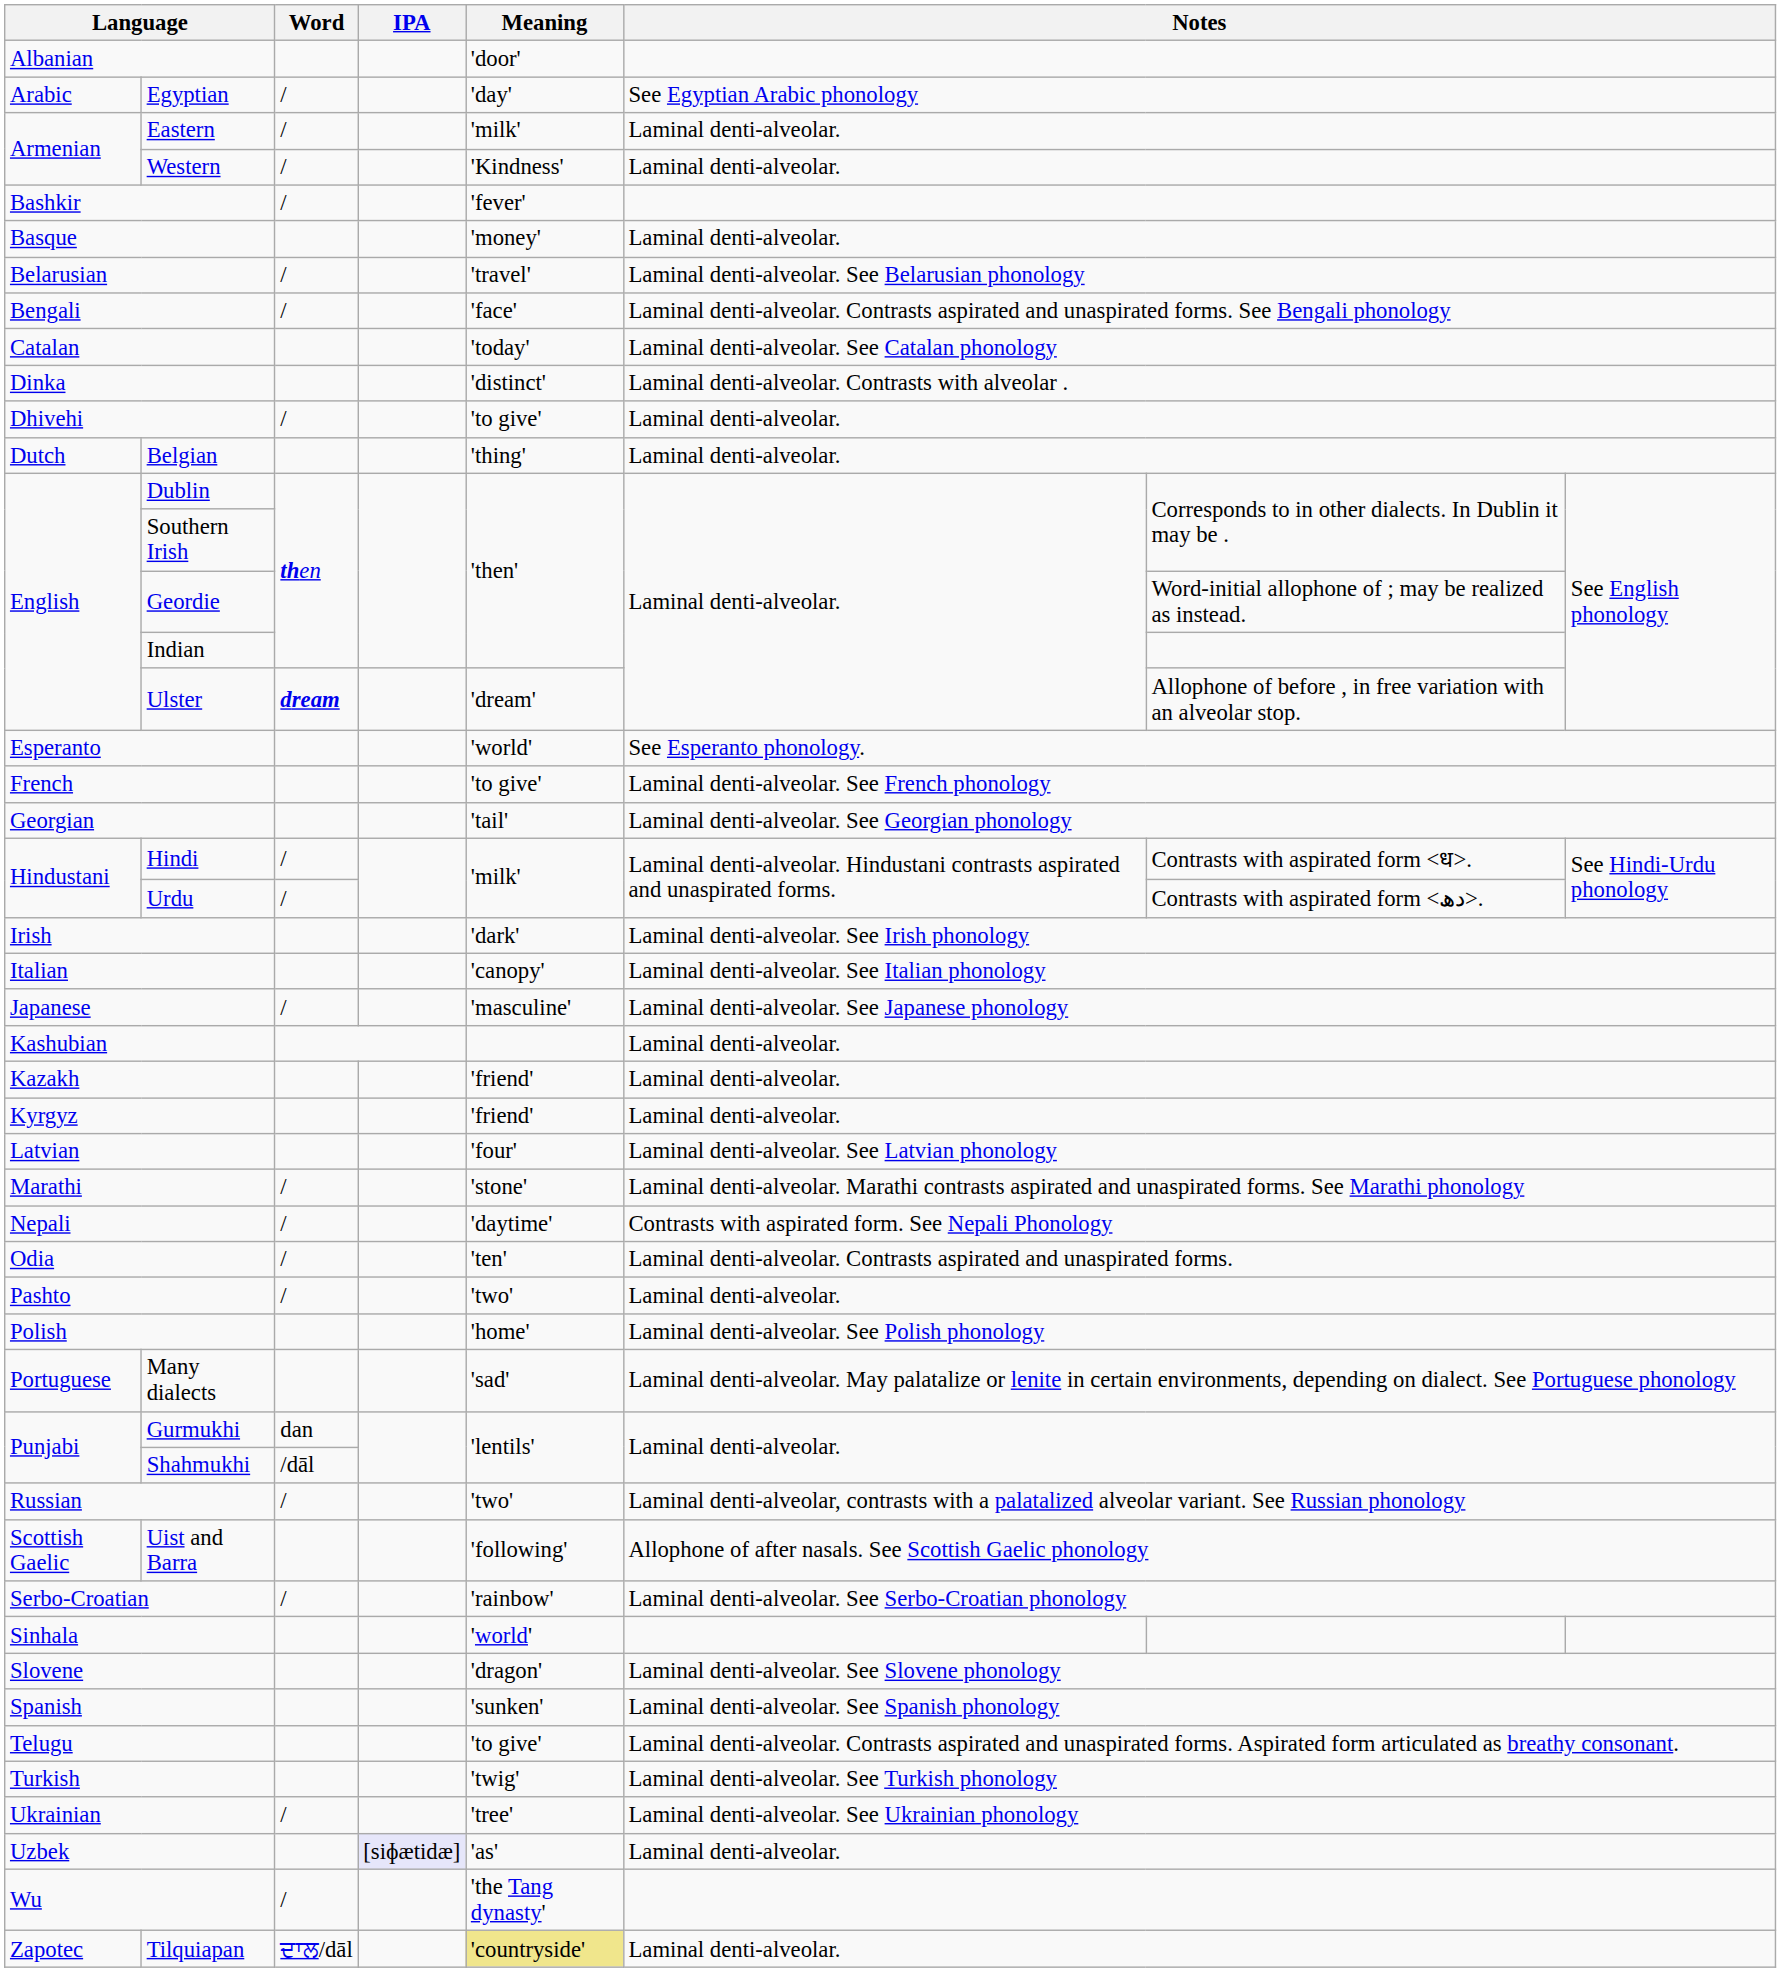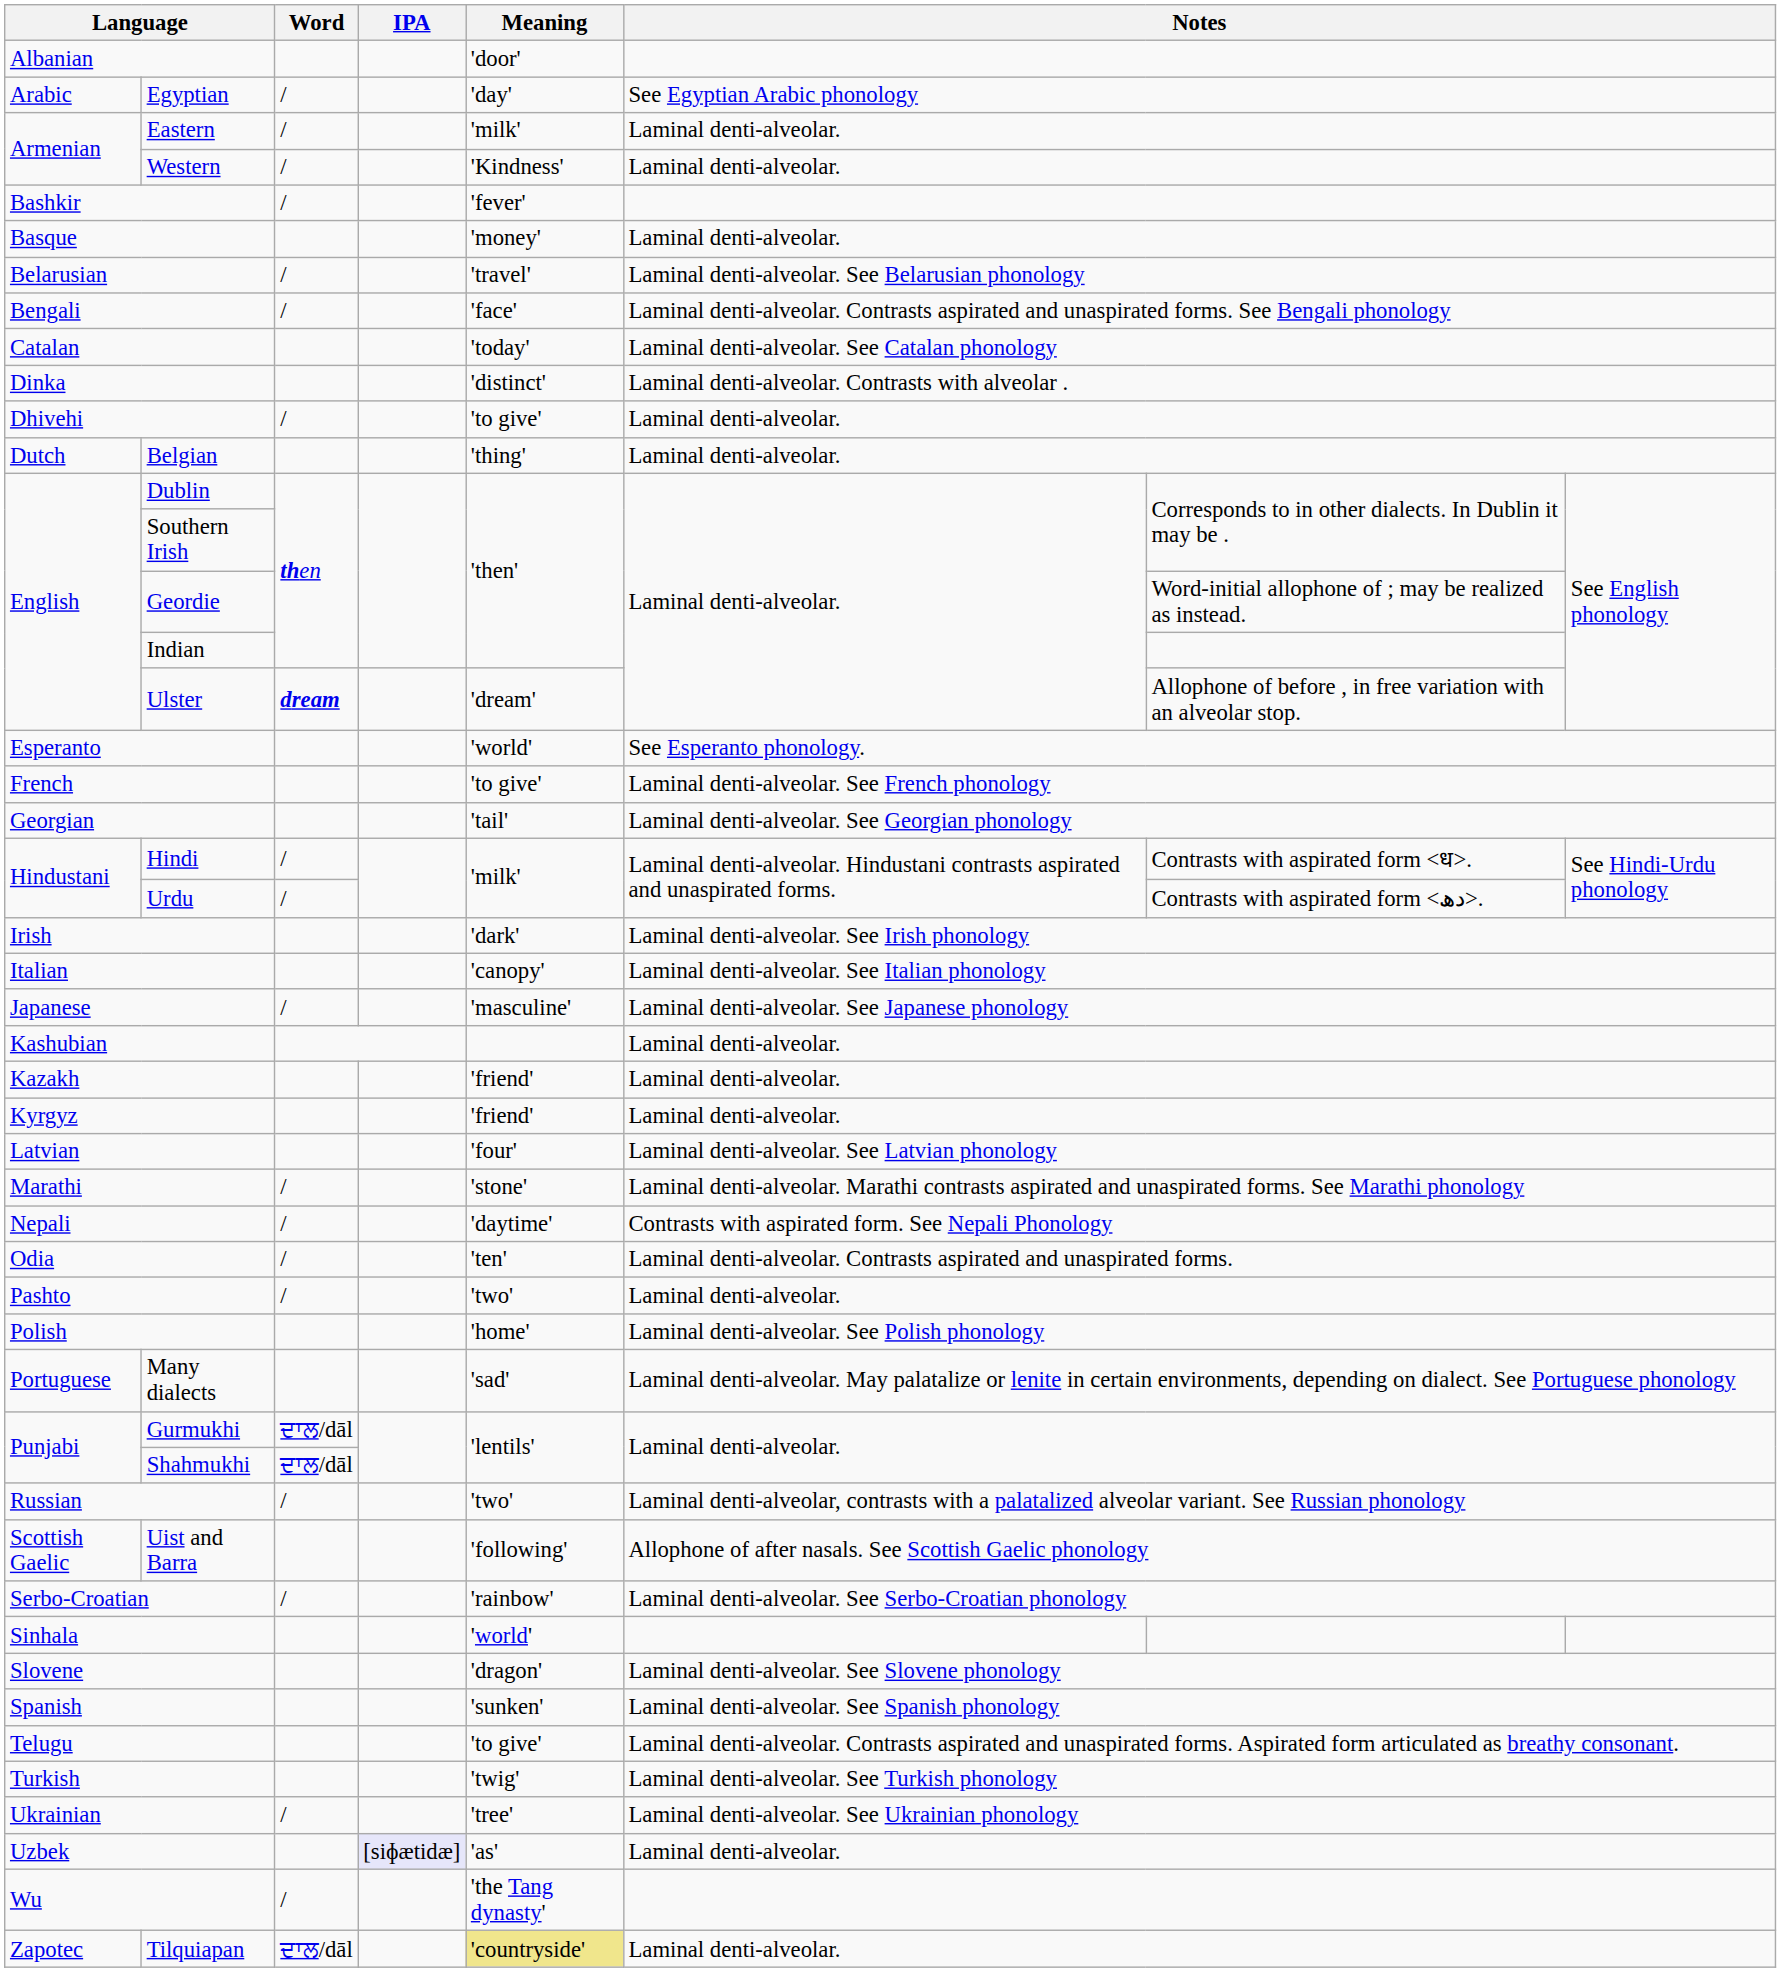(297, 1429) dan -> (317, 1429) ਦਾਲ/dāl
(297, 1465) /dāl -> (317, 1465) ਦਾਲ/dāl
